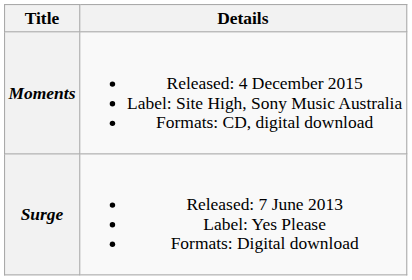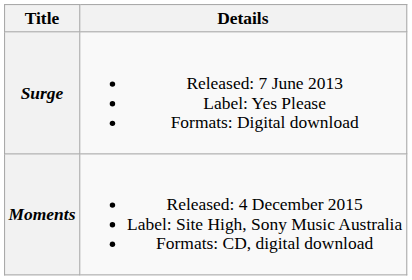rows swapped: (42, 214) <-> (42, 92)
